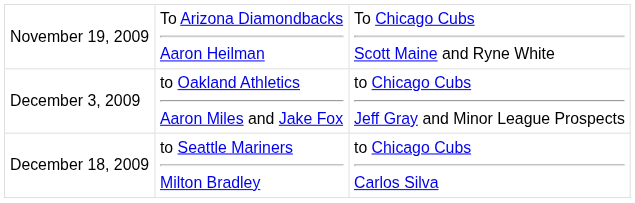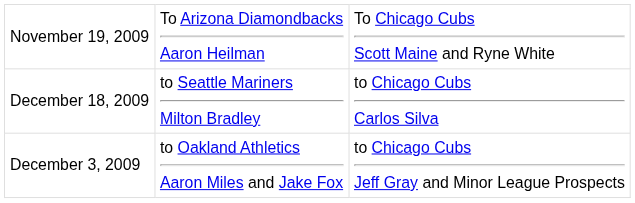rows swapped: (75, 101) <-> (80, 165)
